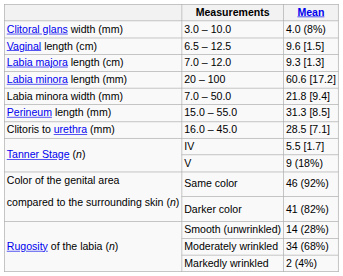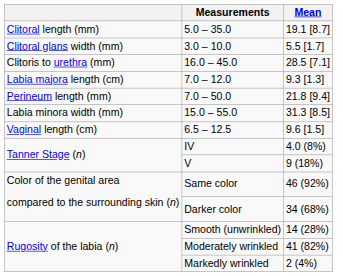+ row: (208, 29)
(306, 29) 4.0 (8%) -> (305, 46) 5.5 [1.7]
rows swapped: (211, 130) <-> (208, 46)
- row: (205, 79)
(65, 96) Labia minora width (mm) -> (59, 96) Perineum length (mm)
(59, 113) Perineum length (mm) -> (65, 113) Labia minora width (mm)
(305, 146) 5.5 [1.7] -> (306, 146) 4.0 (8%)
(307, 209) 41 (82%) -> (307, 209) 34 (68%)
(307, 246) 34 (68%) -> (307, 246) 41 (82%)
